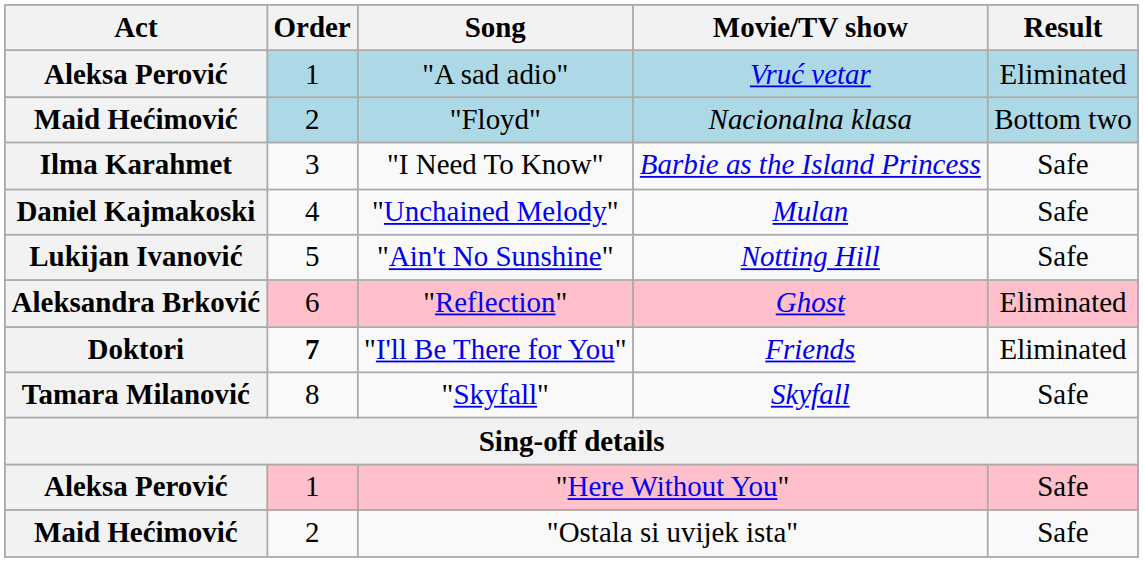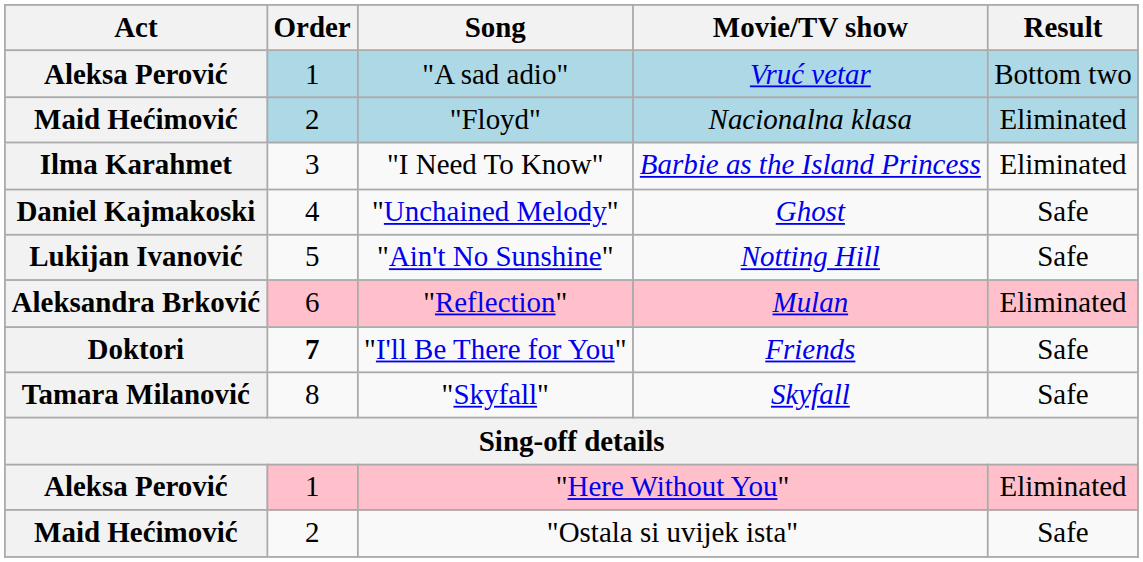(1063, 73) Eliminated -> (1063, 73) Bottom two
(1063, 119) Bottom two -> (1063, 119) Eliminated
(1063, 165) Safe -> (1063, 165) Eliminated
(810, 211) Mulan -> (810, 211) Ghost
(810, 303) Ghost -> (810, 303) Mulan
(1063, 348) Eliminated -> (1063, 348) Safe
(1063, 486) Safe -> (1063, 486) Eliminated
